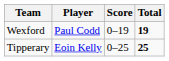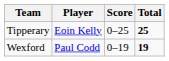rows swapped: (28, 47) <-> (26, 30)
